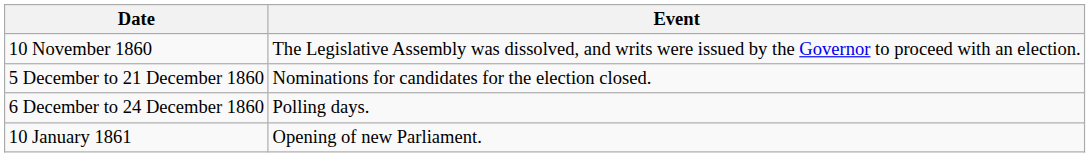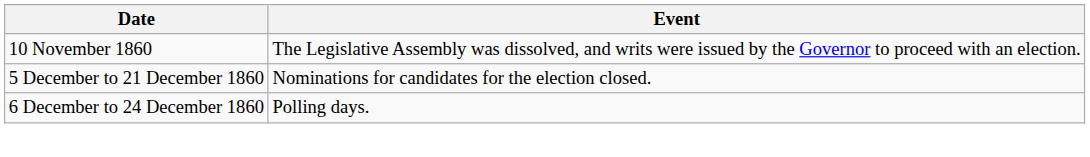- row: (70, 136)
